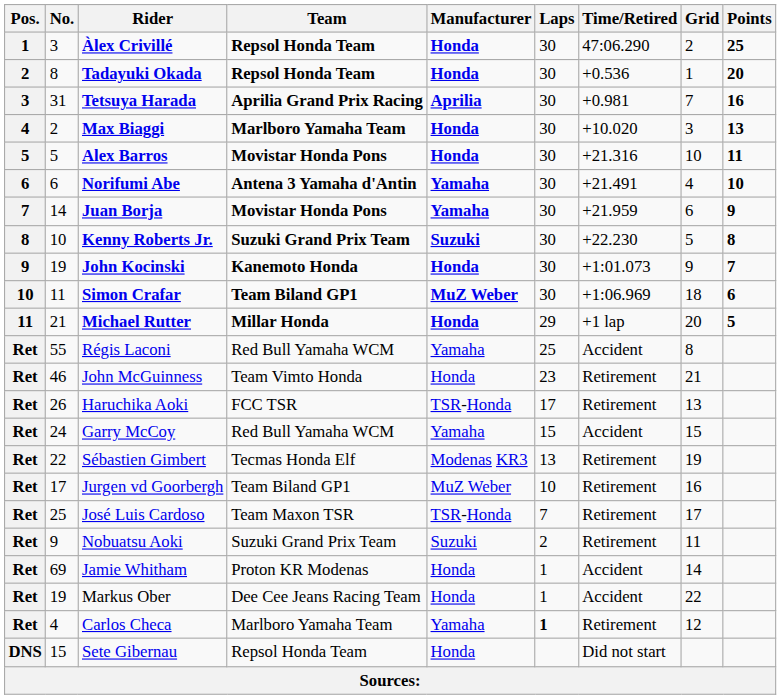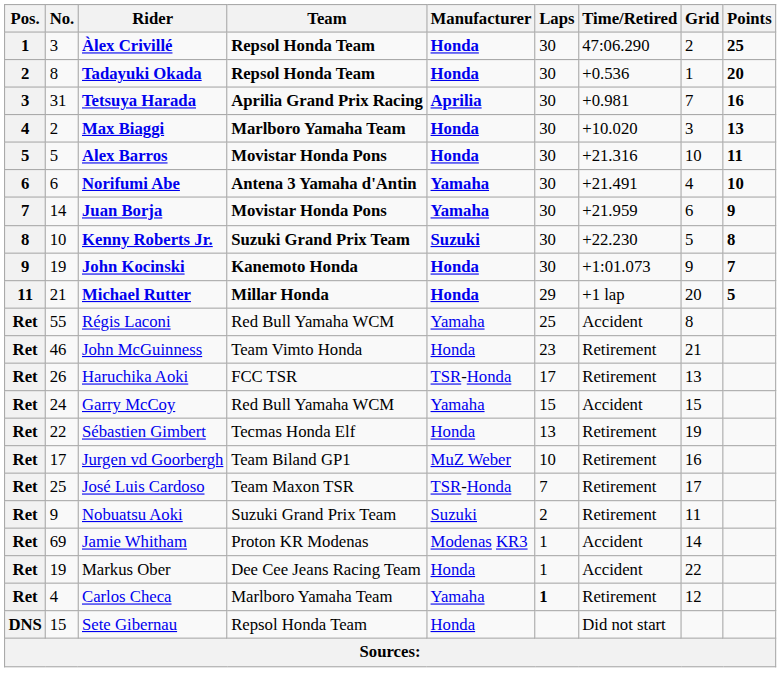- row: (131, 294)
(479, 459) Modenas KR3 -> (453, 432) Honda
(453, 569) Honda -> (479, 542) Modenas KR3
